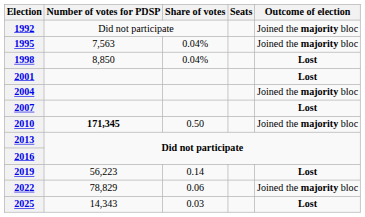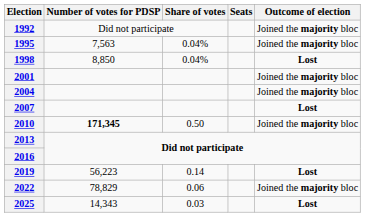(308, 76) Lost -> (308, 76) Joined the majority bloc
